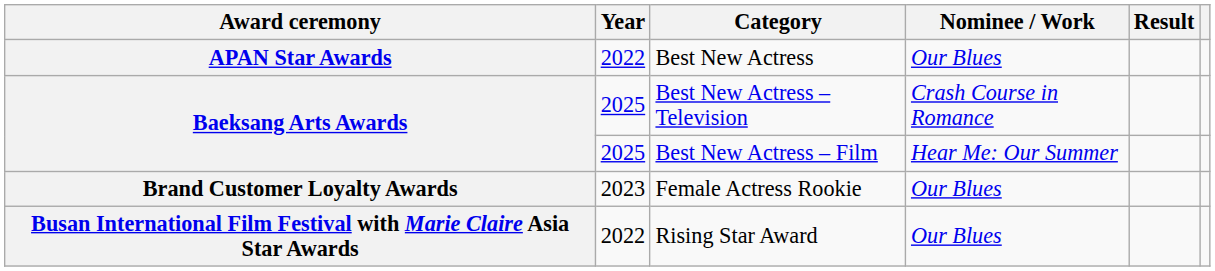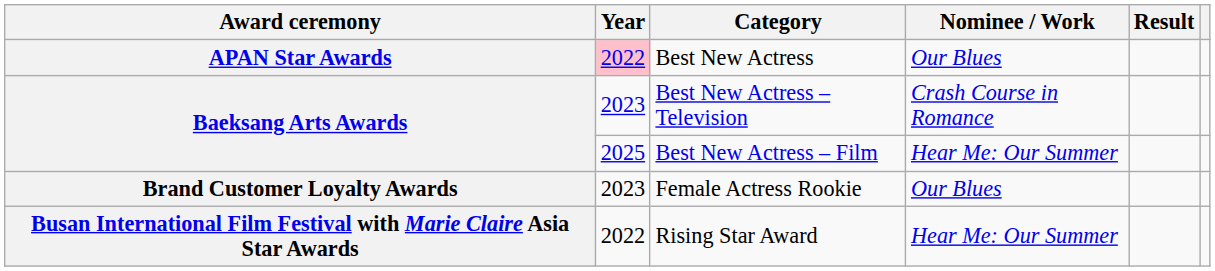(623, 57) no background -> (623, 57) pink background
(623, 105) 2025 -> (623, 105) 2023
(956, 236) Our Blues -> (1014, 236) Hear Me: Our Summer
